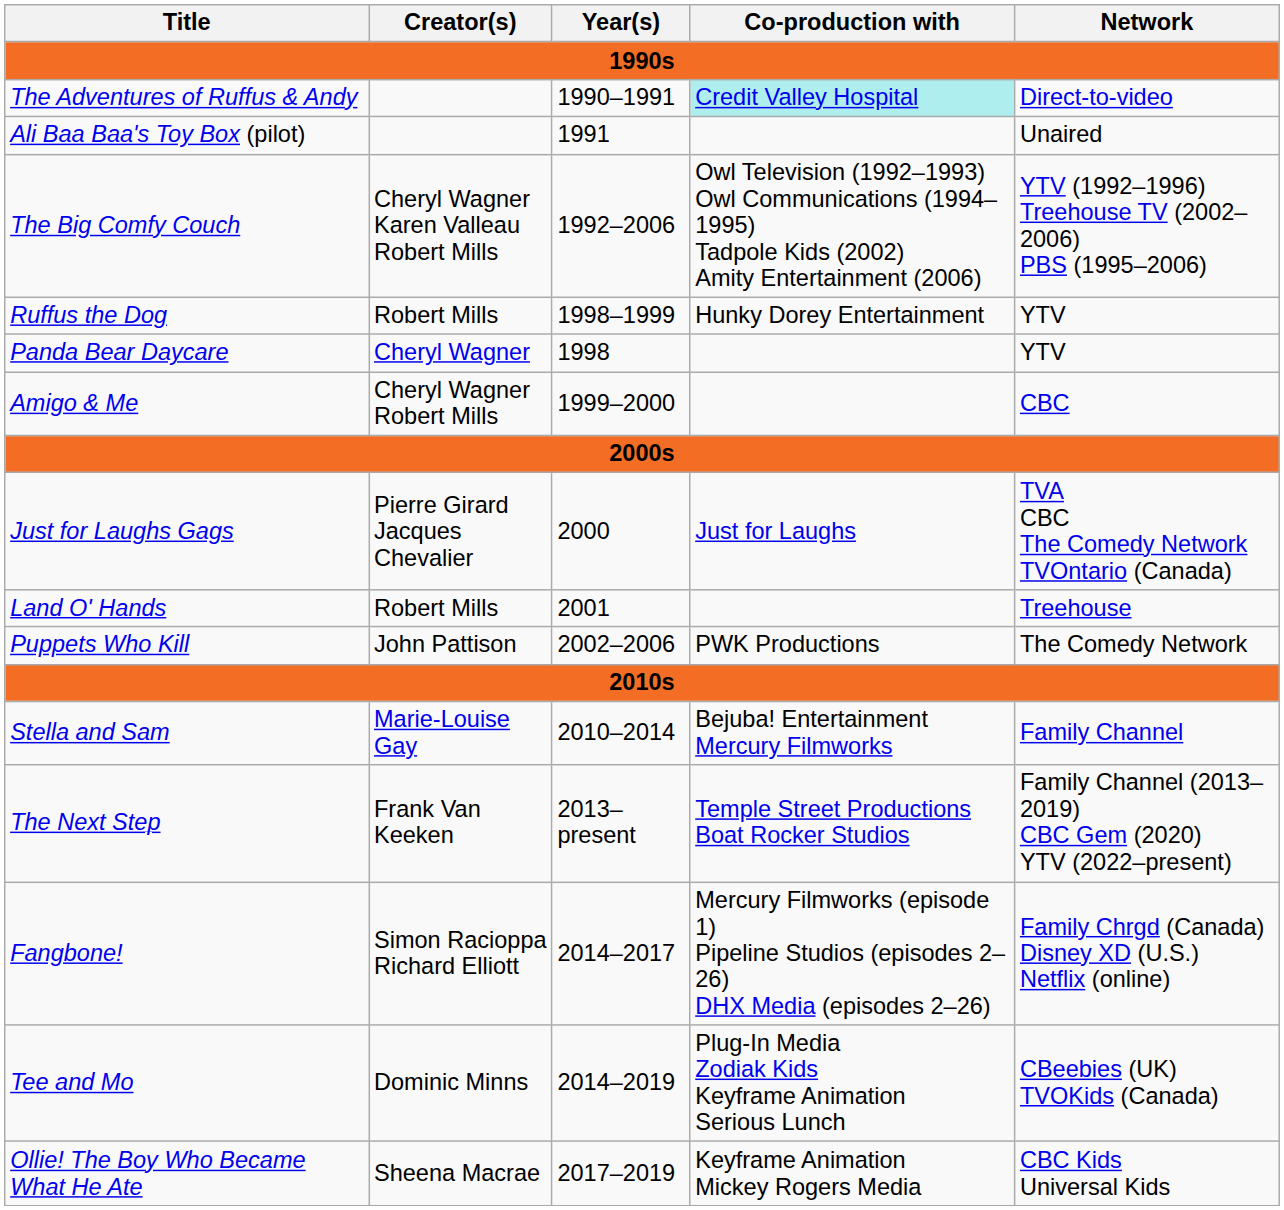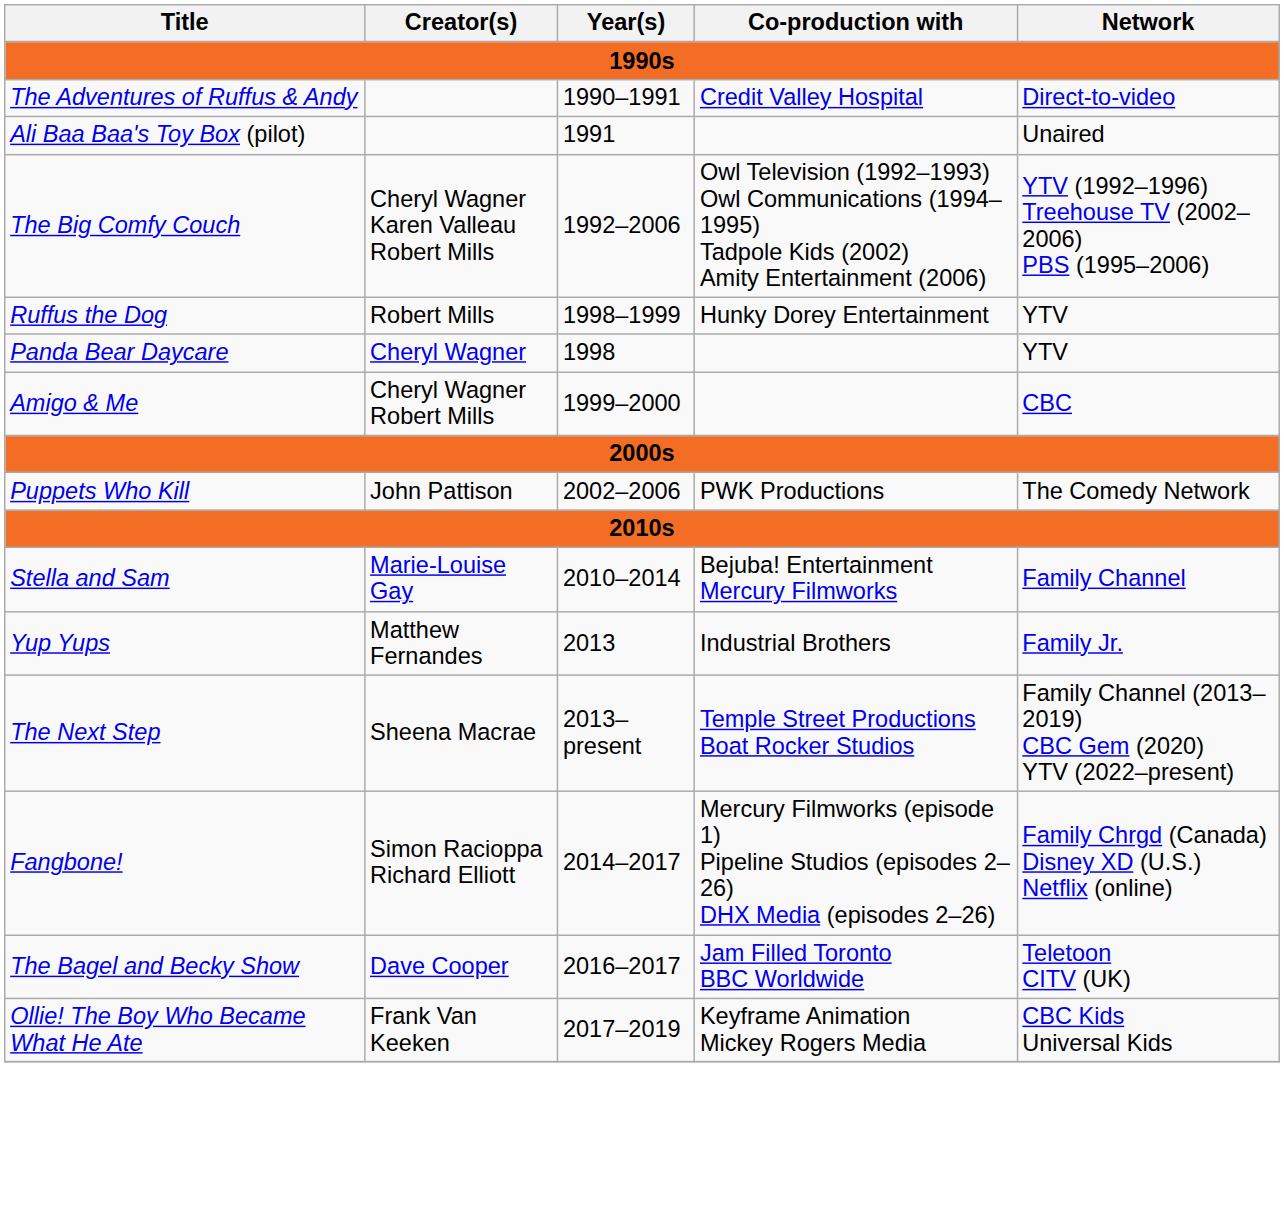(807, 97) paleturquoise background -> (811, 97) no background
- row: (122, 530)
- row: (88, 607)
+ row: (60, 642)
(427, 823) Frank Van Keeken -> (453, 732) Sheena Macrae
- row: (72, 1083)
+ row: (155, 966)
(457, 1173) Sheena Macrae -> (423, 1030) Frank Van Keeken
